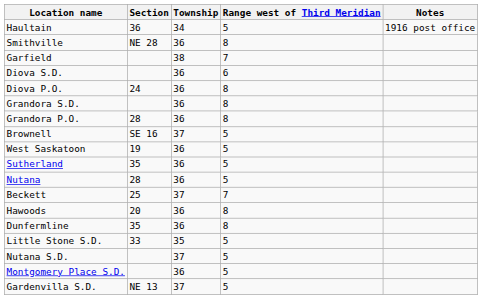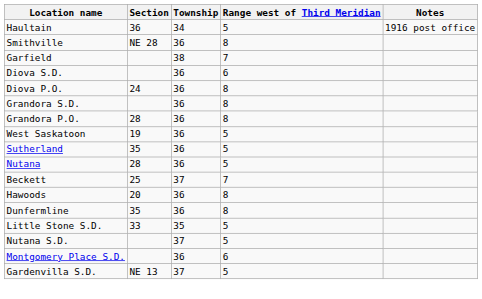- row: (29, 134)
(226, 271) 5 -> (226, 256) 6
